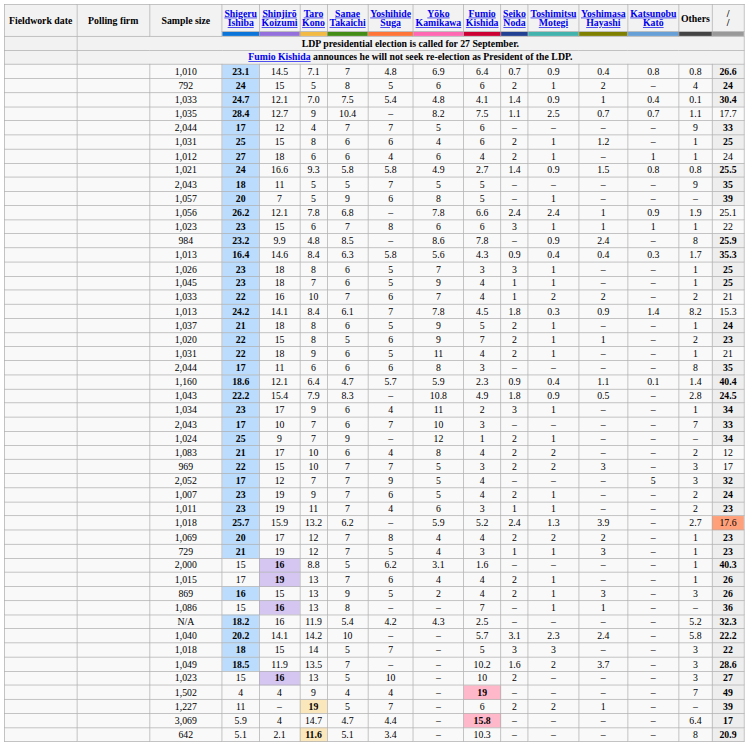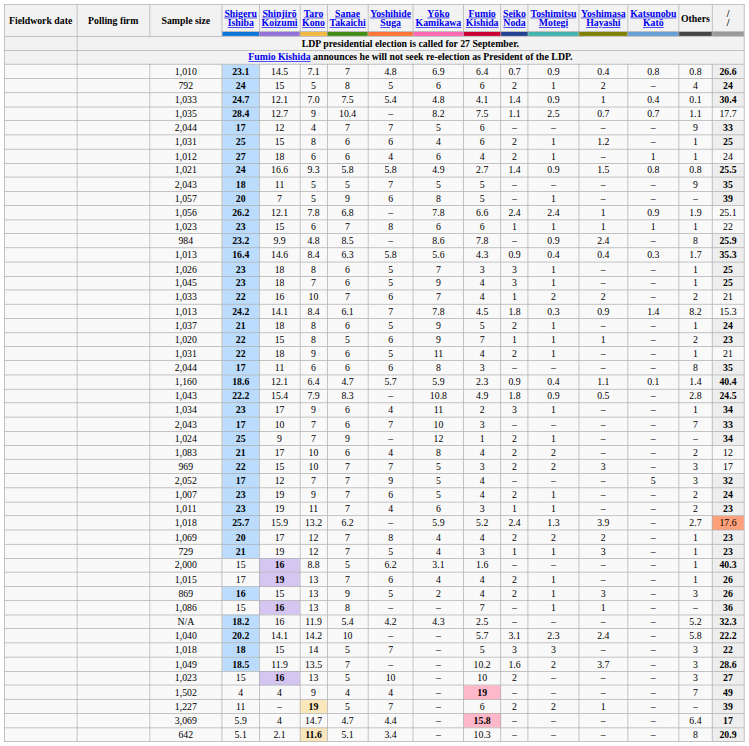(515, 227) 3 -> (515, 227) 1
(515, 283) 1 -> (515, 283) 3
(515, 340) 2 -> (515, 340) 1
